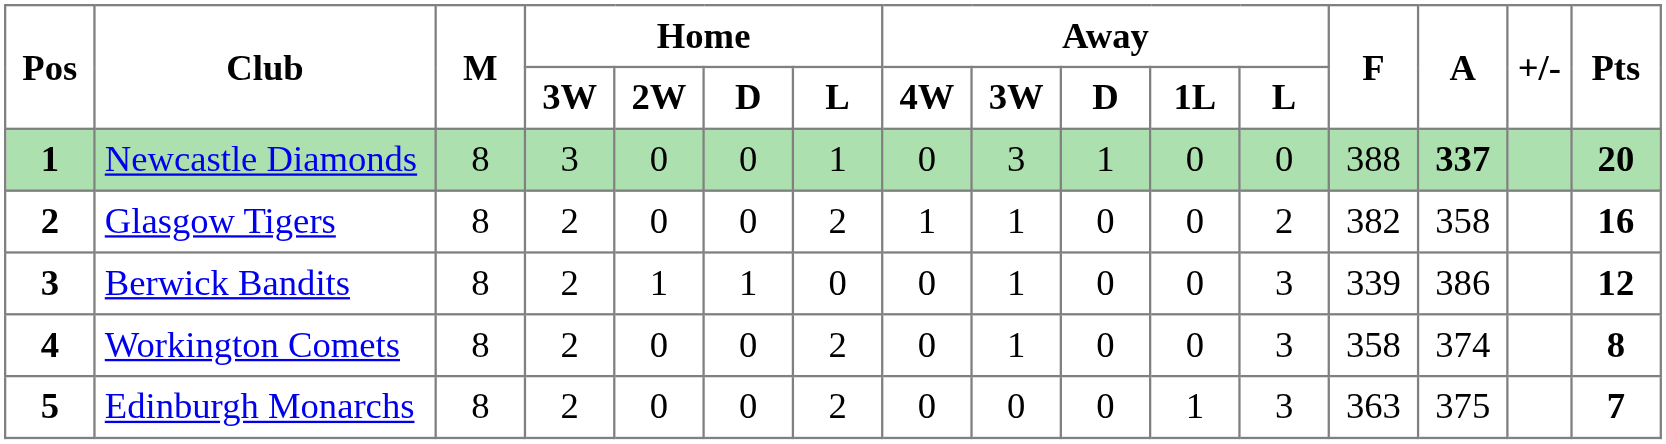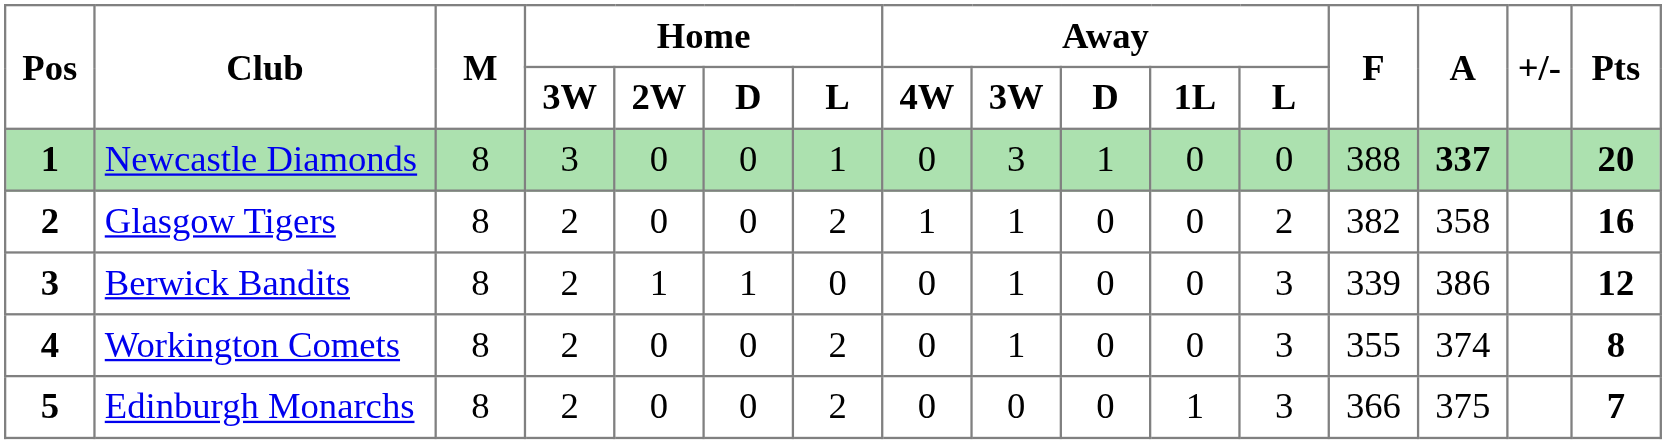(1373, 344) 358 -> (1373, 344) 355
(1373, 406) 363 -> (1373, 406) 366
